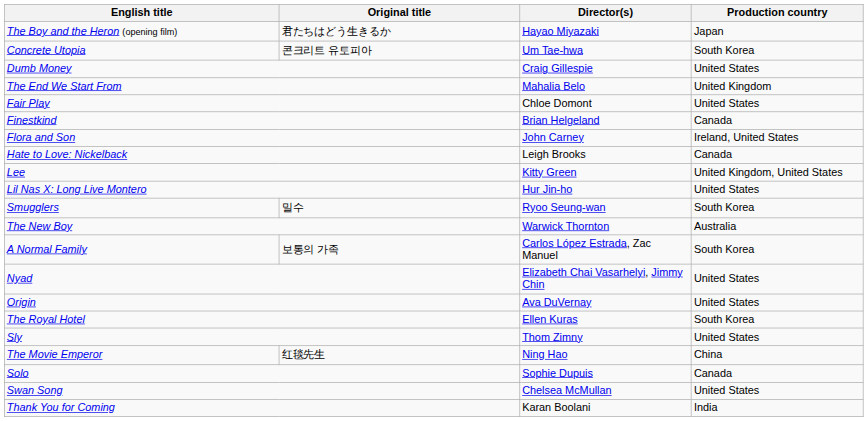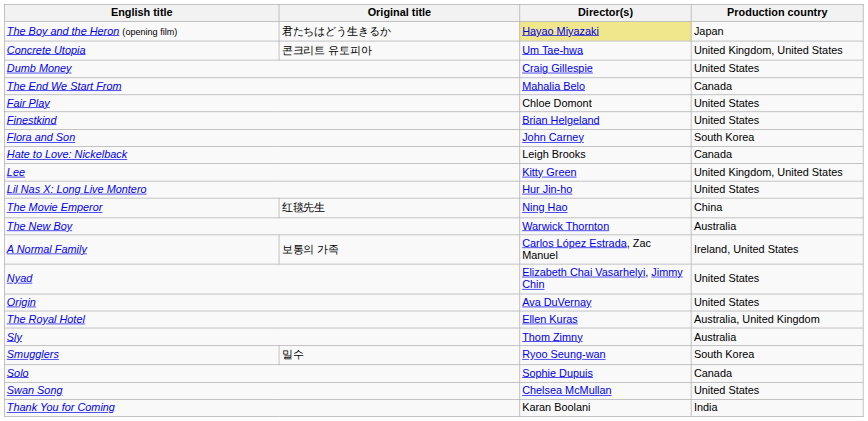(561, 31) no background -> (561, 31) khaki background
(724, 50) South Korea -> (768, 50) United Kingdom, United States
(733, 86) United Kingdom -> (713, 86) Canada
(713, 120) Canada -> (727, 120) United States
(746, 137) Ireland, United States -> (724, 137) South Korea
rows swapped: (55, 355) <-> (33, 208)
(724, 249) South Korea -> (746, 249) Ireland, United States
(724, 319) South Korea -> (757, 319) Australia, United Kingdom
(727, 337) United States -> (715, 337) Australia
